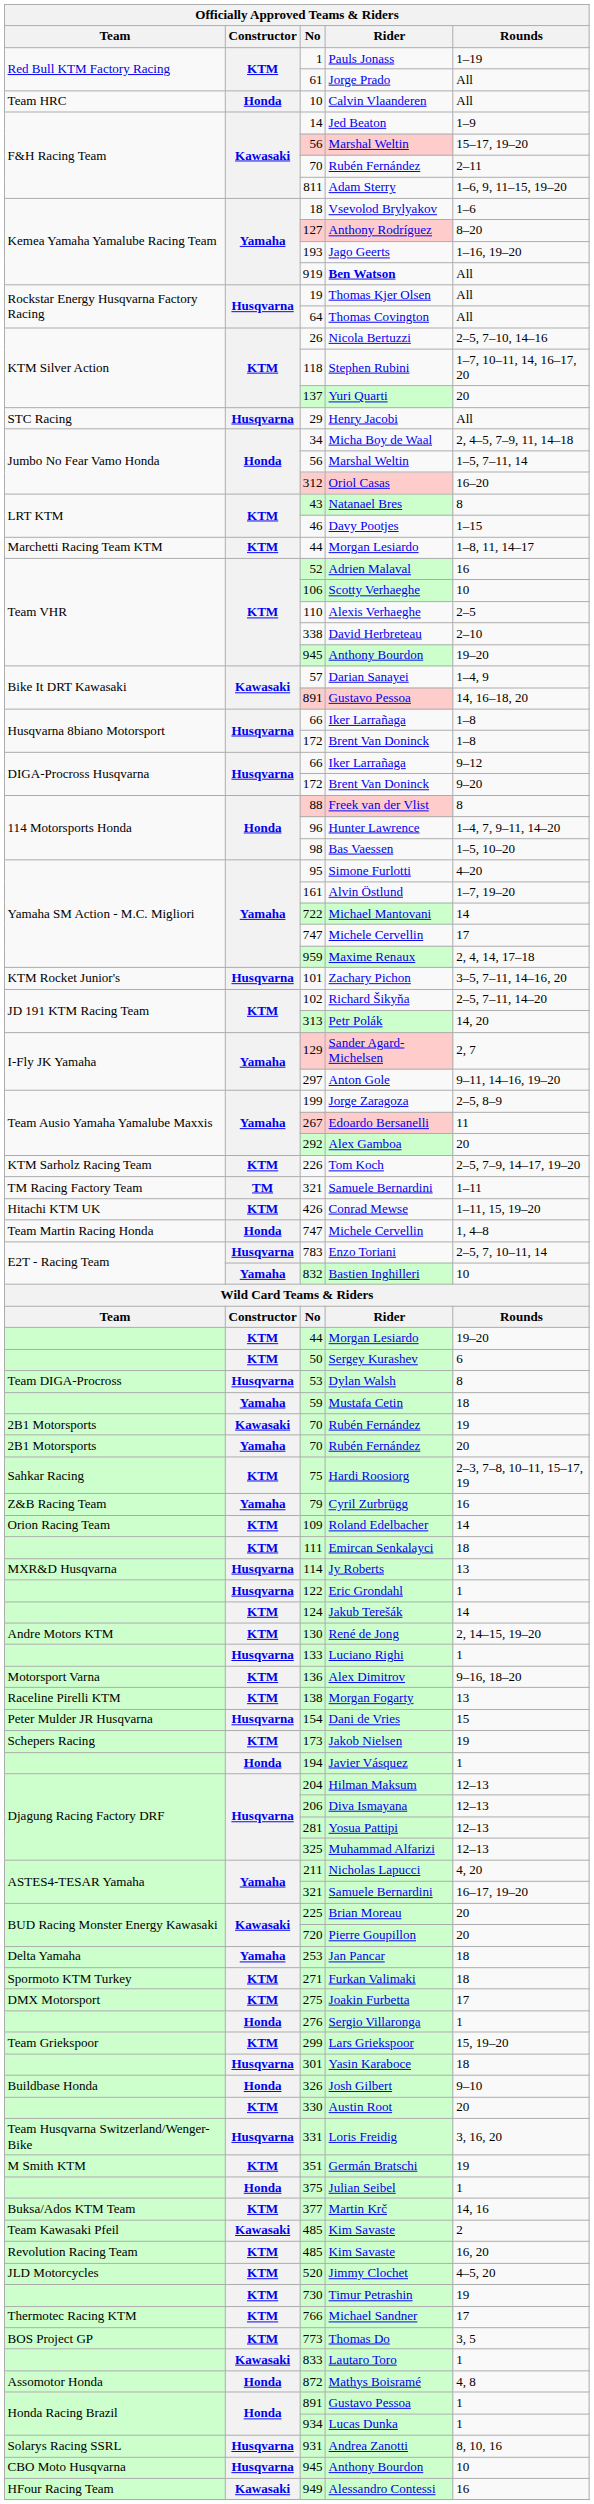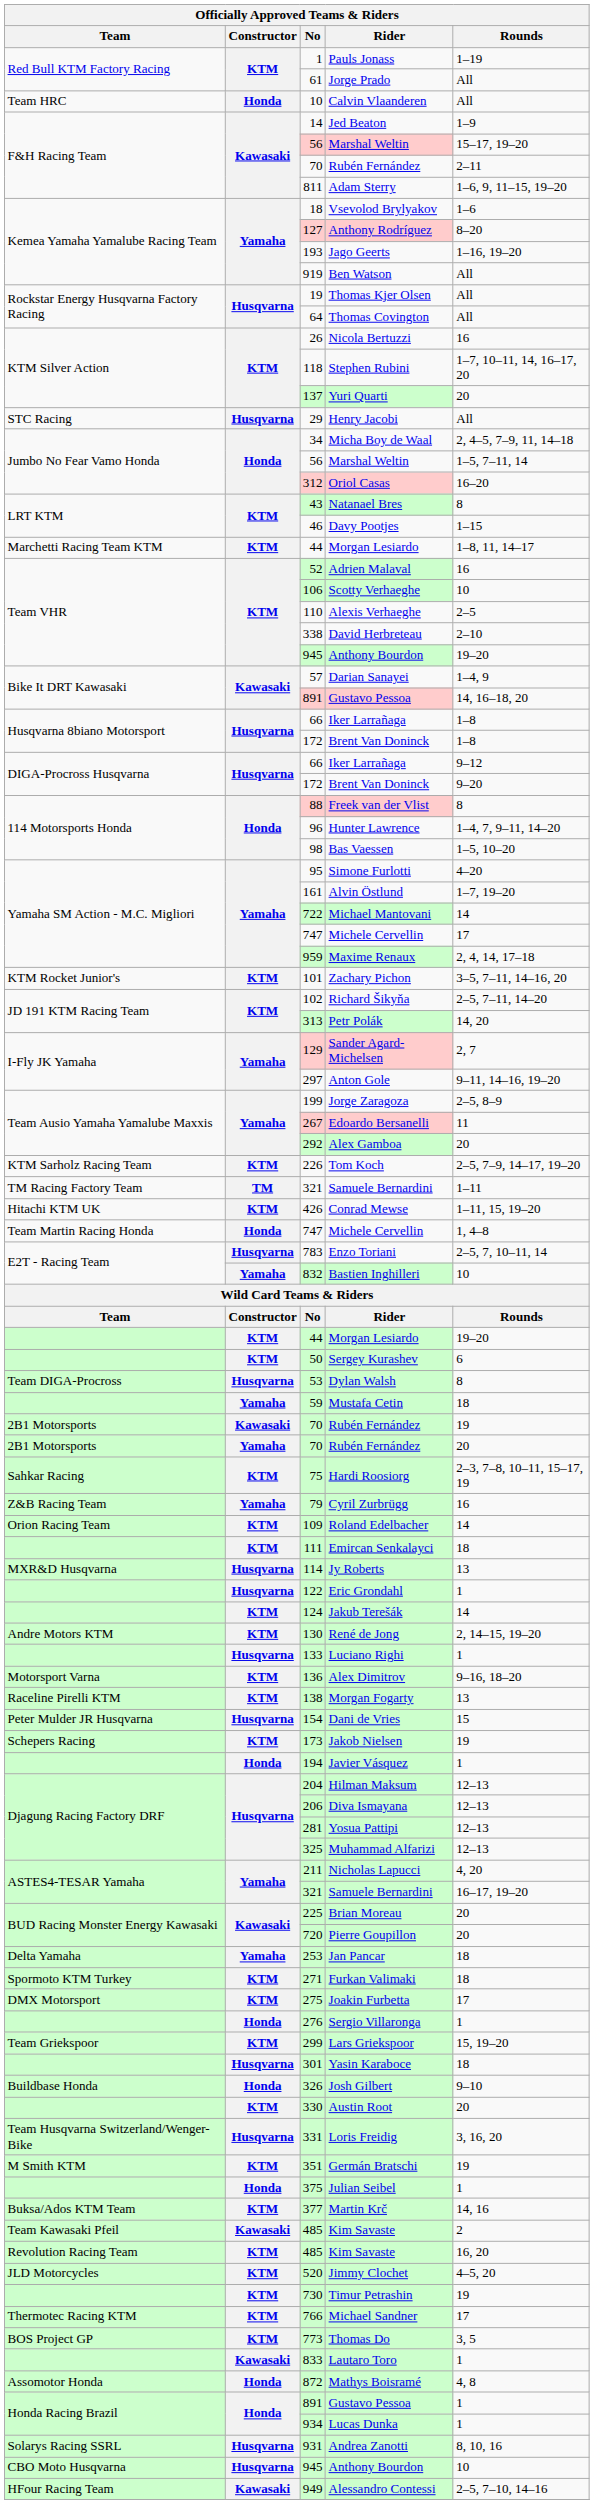(362, 273) bold -> (360, 273) normal
(502, 337) 2–5, 7–10, 14–16 -> (463, 337) 16
(263, 977) Husqvarna -> (263, 977) KTM
(463, 2488) 16 -> (502, 2488) 2–5, 7–10, 14–16
